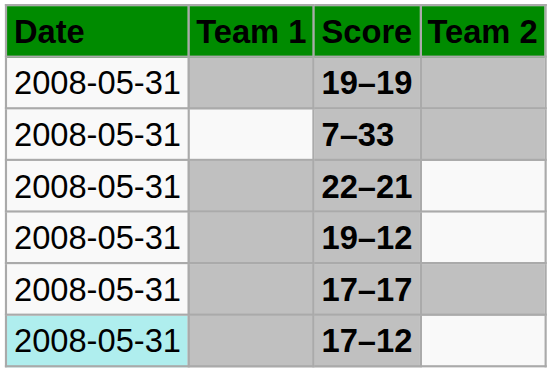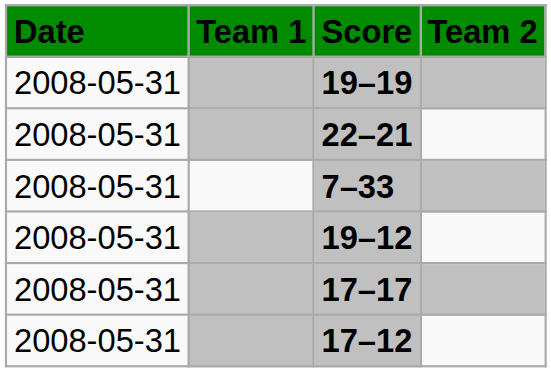rows swapped: (358, 134) <-> (367, 186)
(98, 341) paleturquoise background -> (98, 341) no background
